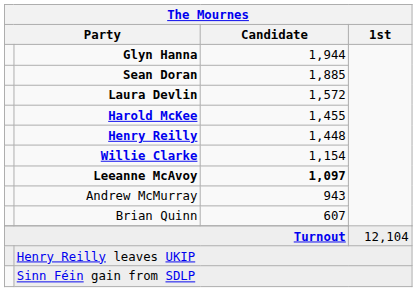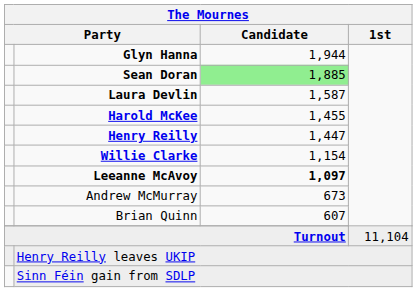(327, 75) no background -> (327, 75) lightgreen background
(327, 95) 1,572 -> (327, 95) 1,587
(327, 135) 1,448 -> (327, 135) 1,447
(335, 196) 943 -> (335, 196) 673
(386, 236) 12,104 -> (386, 236) 11,104
